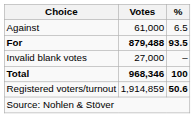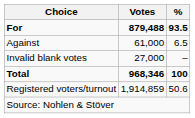rows swapped: (14, 43) <-> (23, 27)
(178, 89) bold -> (178, 89) normal
